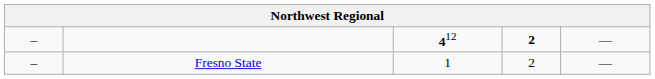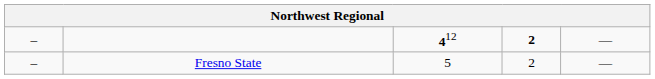(448, 63) 1 -> (448, 63) 5
